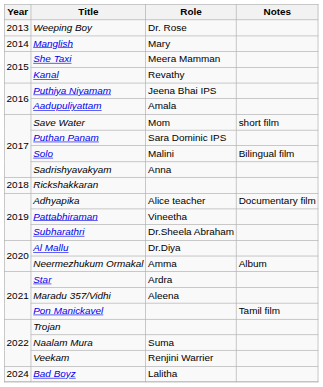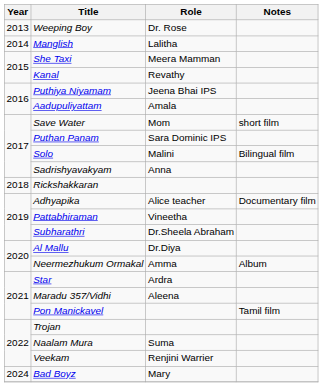(159, 43) Mary -> (163, 43) Lalitha
(163, 374) Lalitha -> (159, 374) Mary
